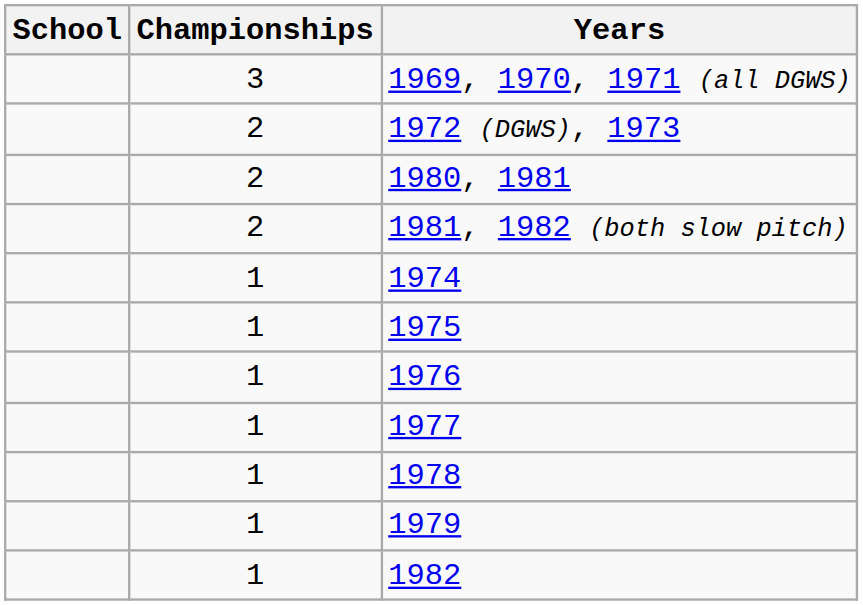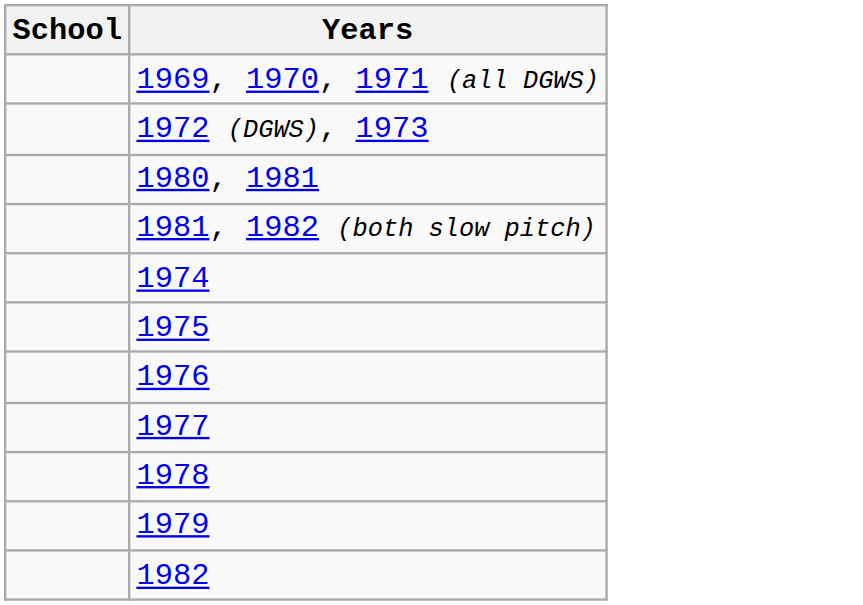- column: (255, 30)
